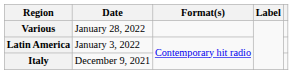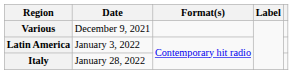(110, 28) January 28, 2022 -> (112, 28) December 9, 2021
(112, 61) December 9, 2021 -> (110, 61) January 28, 2022
